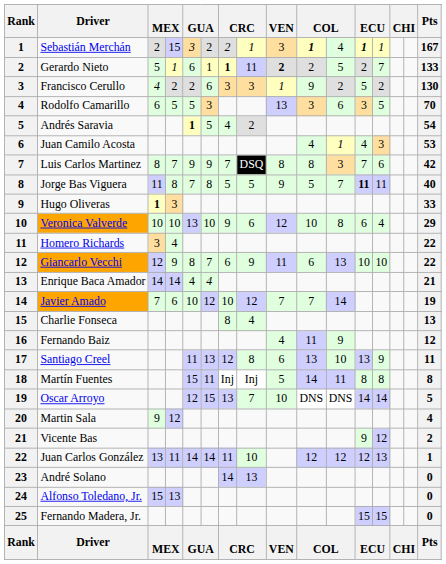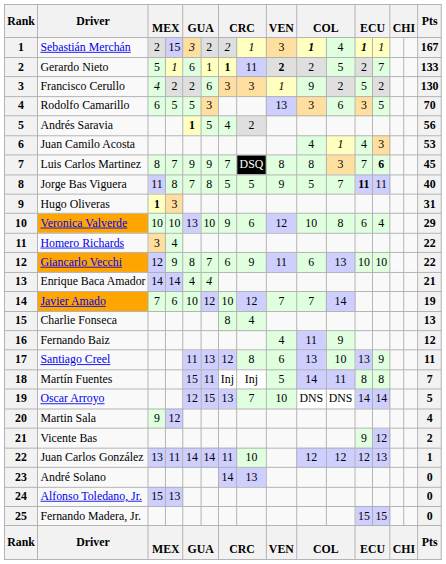(430, 125) 54 -> (430, 125) 56
(381, 164) normal -> (381, 164) bold
(430, 164) 42 -> (430, 164) 45
(430, 203) 33 -> (430, 203) 31
(430, 379) 8 -> (430, 379) 7
